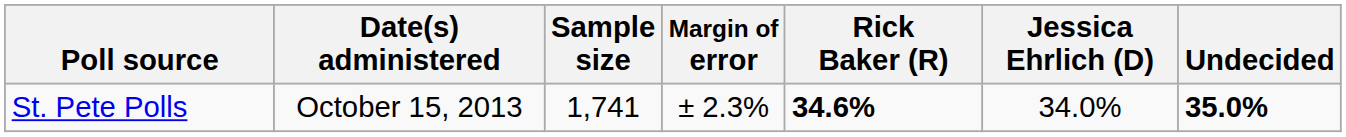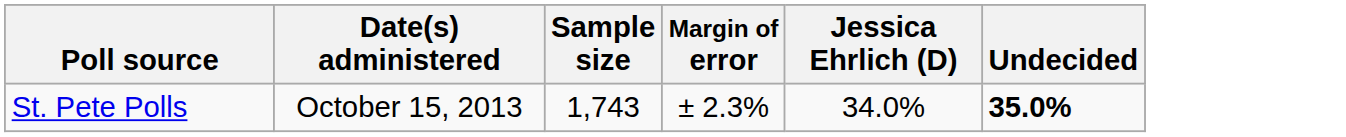- column: (883, 44)
(603, 107) 1,741 -> (603, 107) 1,743
